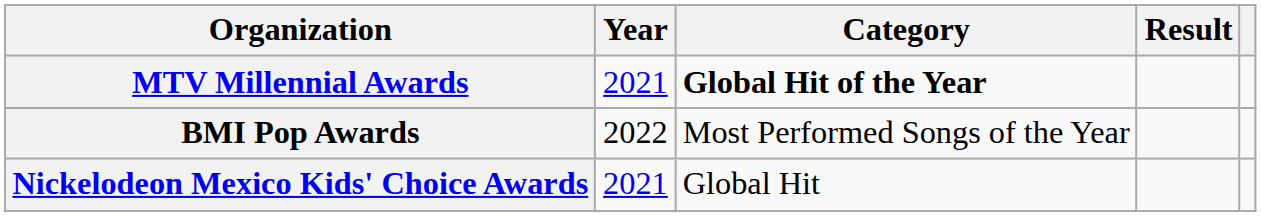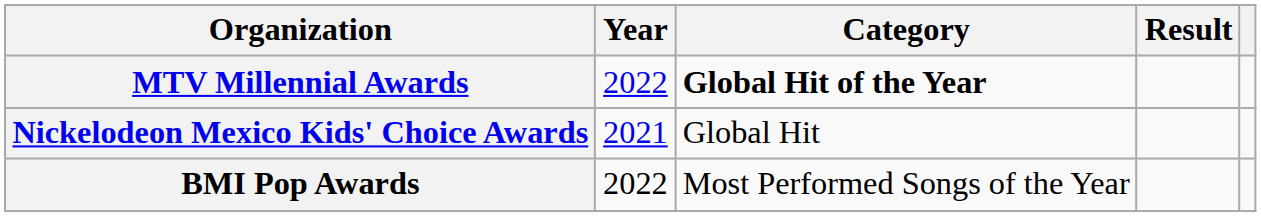(635, 81) 2021 -> (635, 81) 2022
rows swapped: (300, 183) <-> (300, 132)
